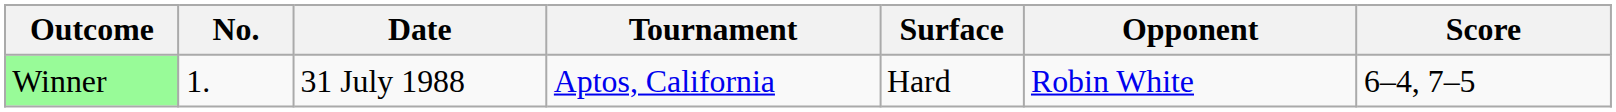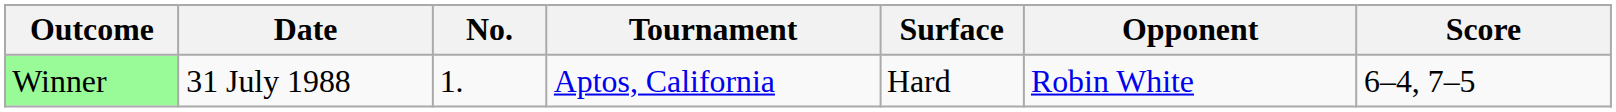columns swapped: (236, 29) <-> (420, 29)
